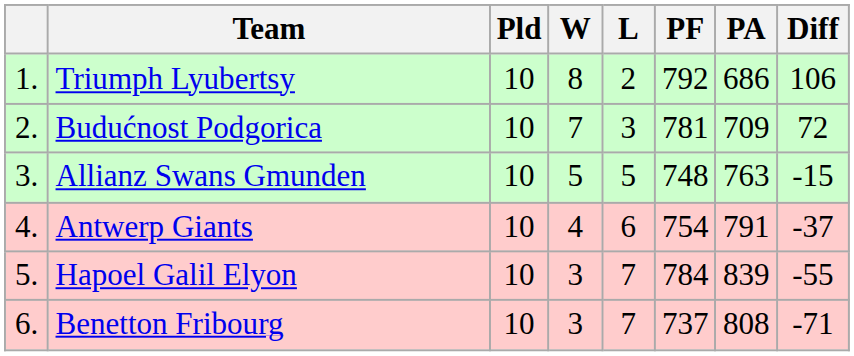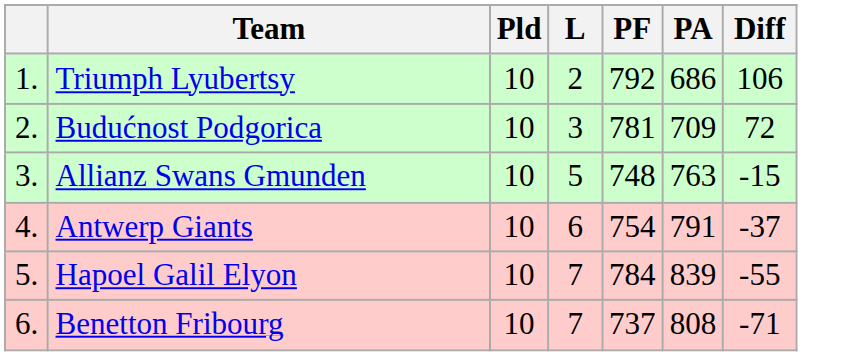- column: (575, 29)
